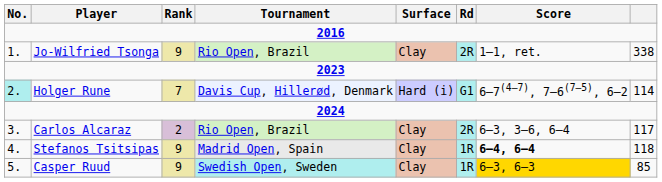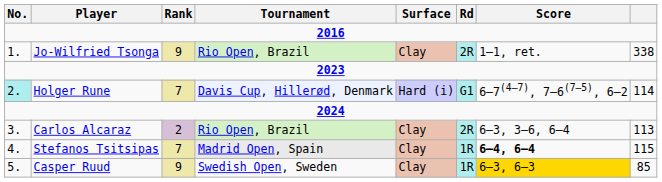(644, 130) 117 -> (644, 130) 113
(178, 149) 9 -> (178, 149) 7
(644, 149) 118 -> (644, 149) 115
(268, 168) paleturquoise background -> (268, 168) no background
